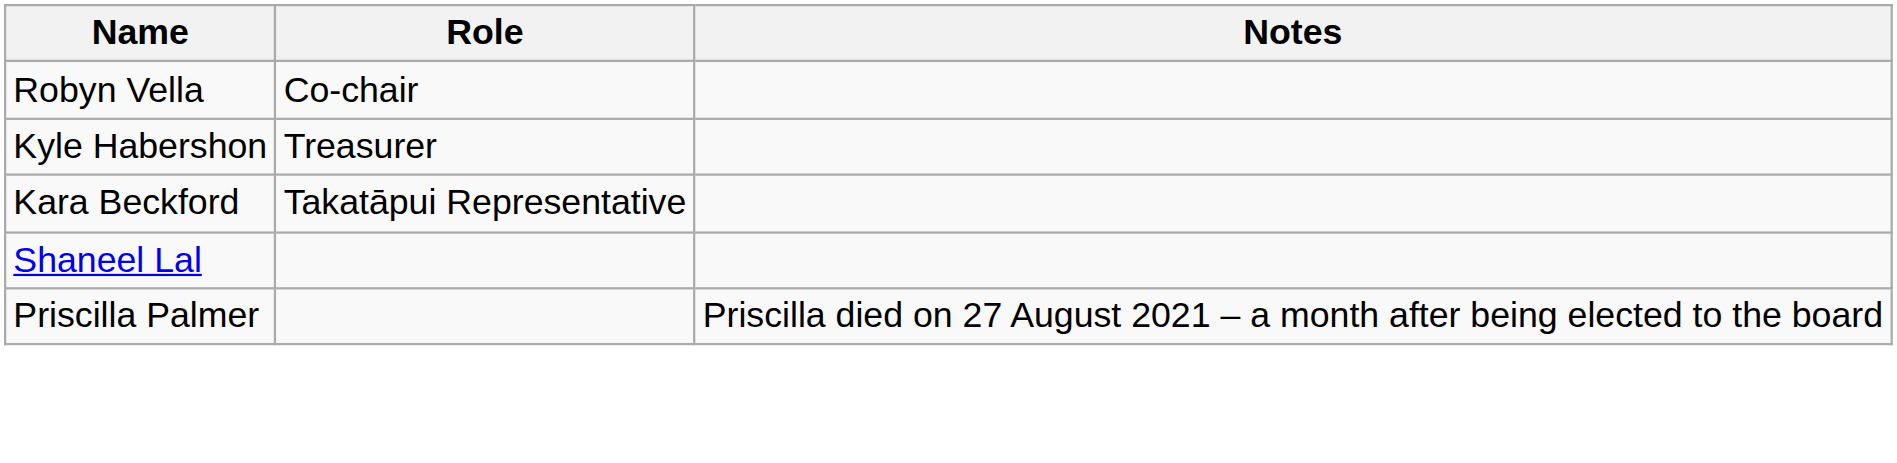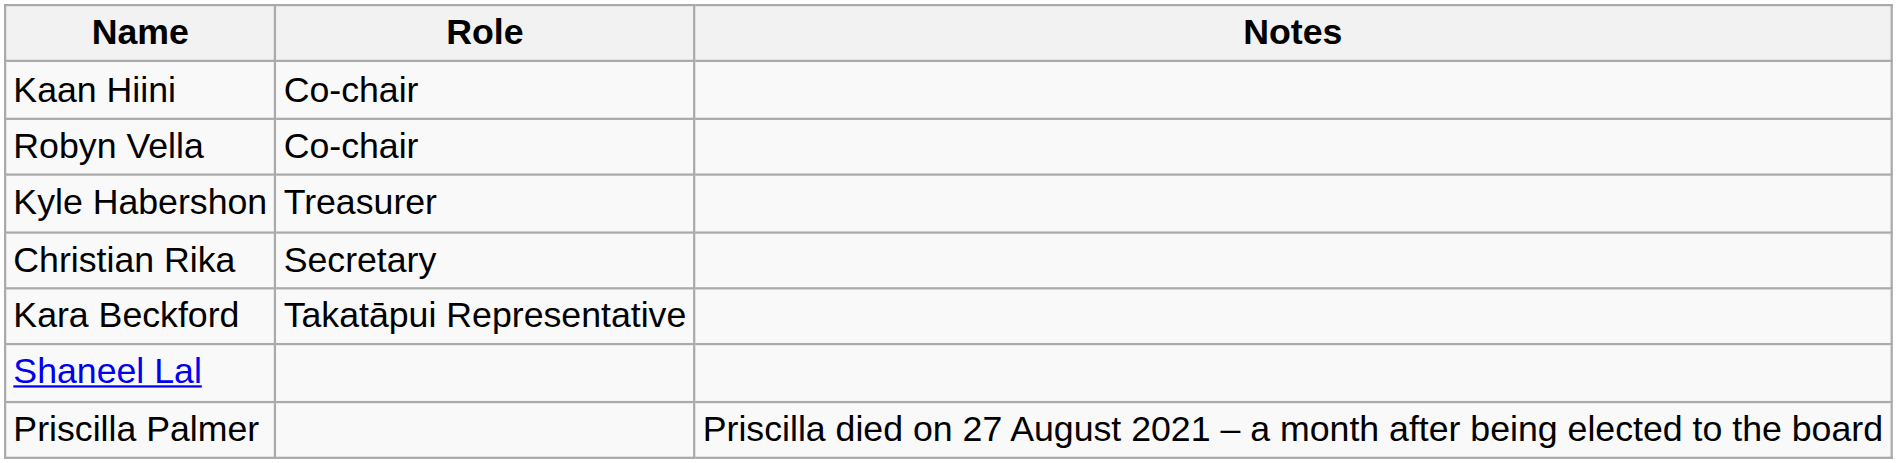+ row: (95, 89)
+ row: (124, 259)
